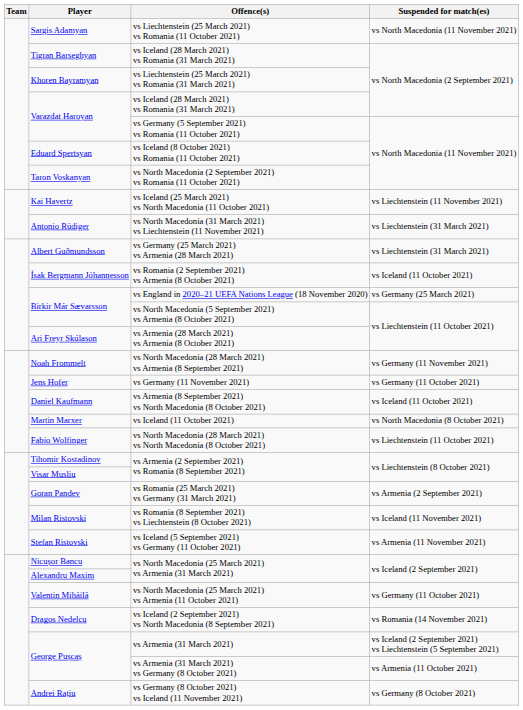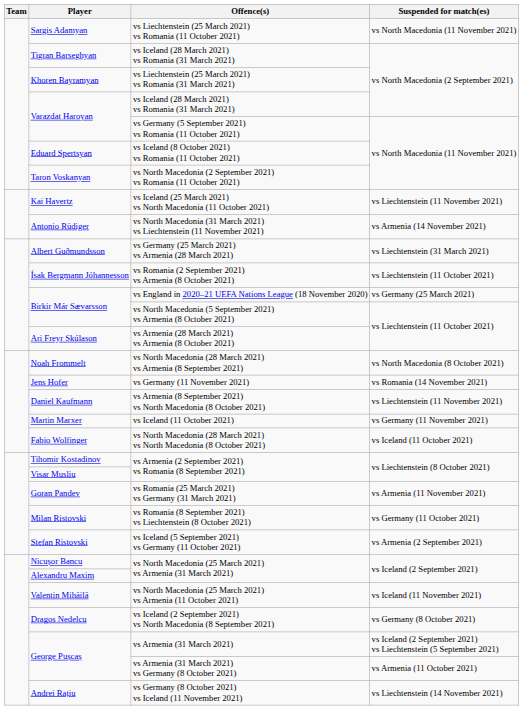(430, 226) vs Liechtenstein (31 March 2021) -> (429, 226) vs Armenia (14 November 2021)
(422, 275) vs Iceland (11 October 2021) -> (433, 275) vs Liechtenstein (11 October 2021)
(430, 363) vs Germany (11 November 2021) -> (438, 363) vs North Macedonia (8 October 2021)
(425, 382) vs Germany (11 October 2021) -> (429, 382) vs Romania (14 November 2021)
(422, 402) vs Iceland (11 October 2021) -> (437, 402) vs Liechtenstein (11 November 2021)
(438, 421) vs North Macedonia (8 October 2021) -> (430, 421) vs Germany (11 November 2021)
(433, 440) vs Liechtenstein (11 October 2021) -> (422, 440) vs Iceland (11 October 2021)
(427, 493) vs Armenia (2 September 2021) -> (428, 493) vs Armenia (11 November 2021)
(426, 518) vs Iceland (11 November 2021) -> (425, 518) vs Germany (11 October 2021)
(428, 542) vs Armenia (11 November 2021) -> (427, 542) vs Armenia (2 September 2021)
(425, 595) vs Germany (11 October 2021) -> (426, 595) vs Iceland (11 November 2021)
(429, 620) vs Romania (14 November 2021) -> (423, 620) vs Germany (8 October 2021)
(423, 693) vs Germany (8 October 2021) -> (437, 693) vs Liechtenstein (14 November 2021)
